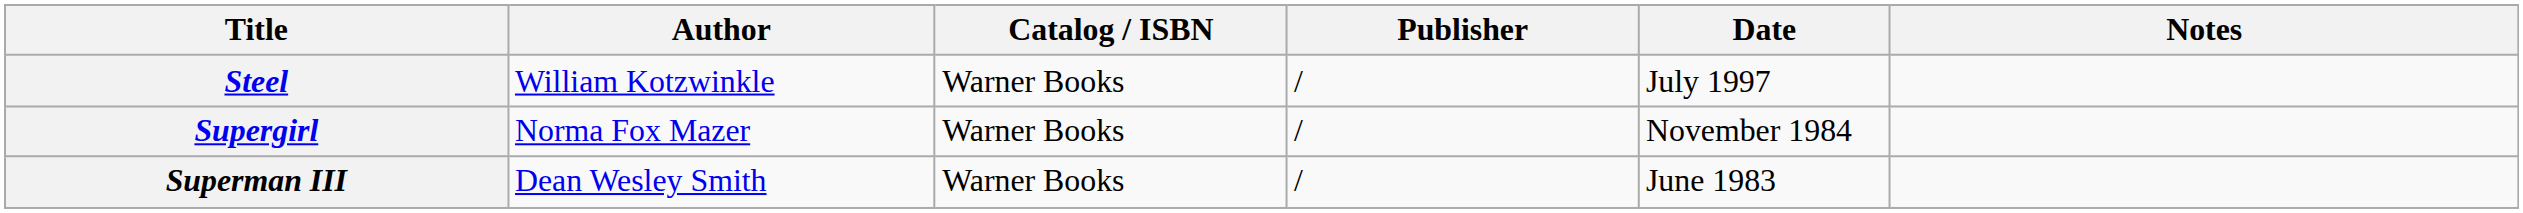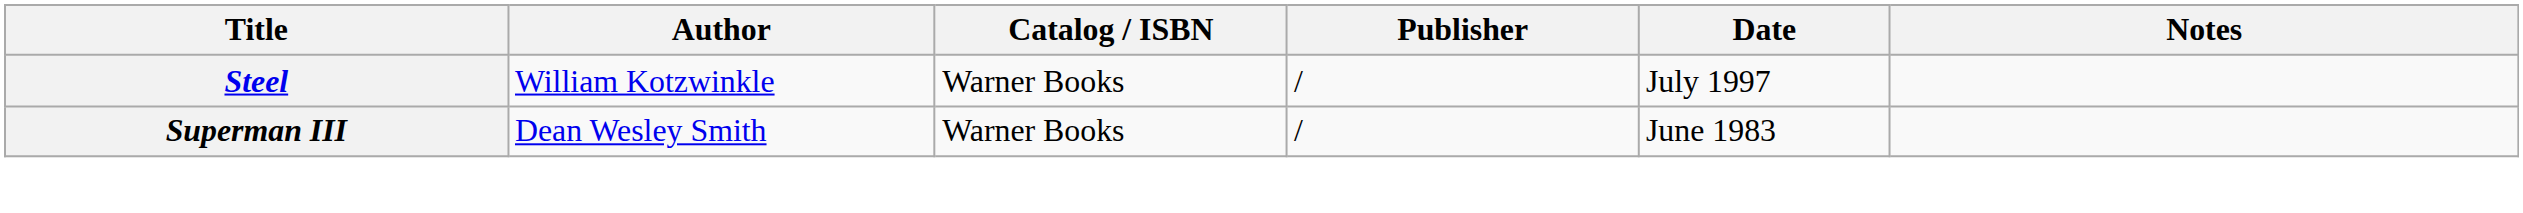- row: (256, 130)
